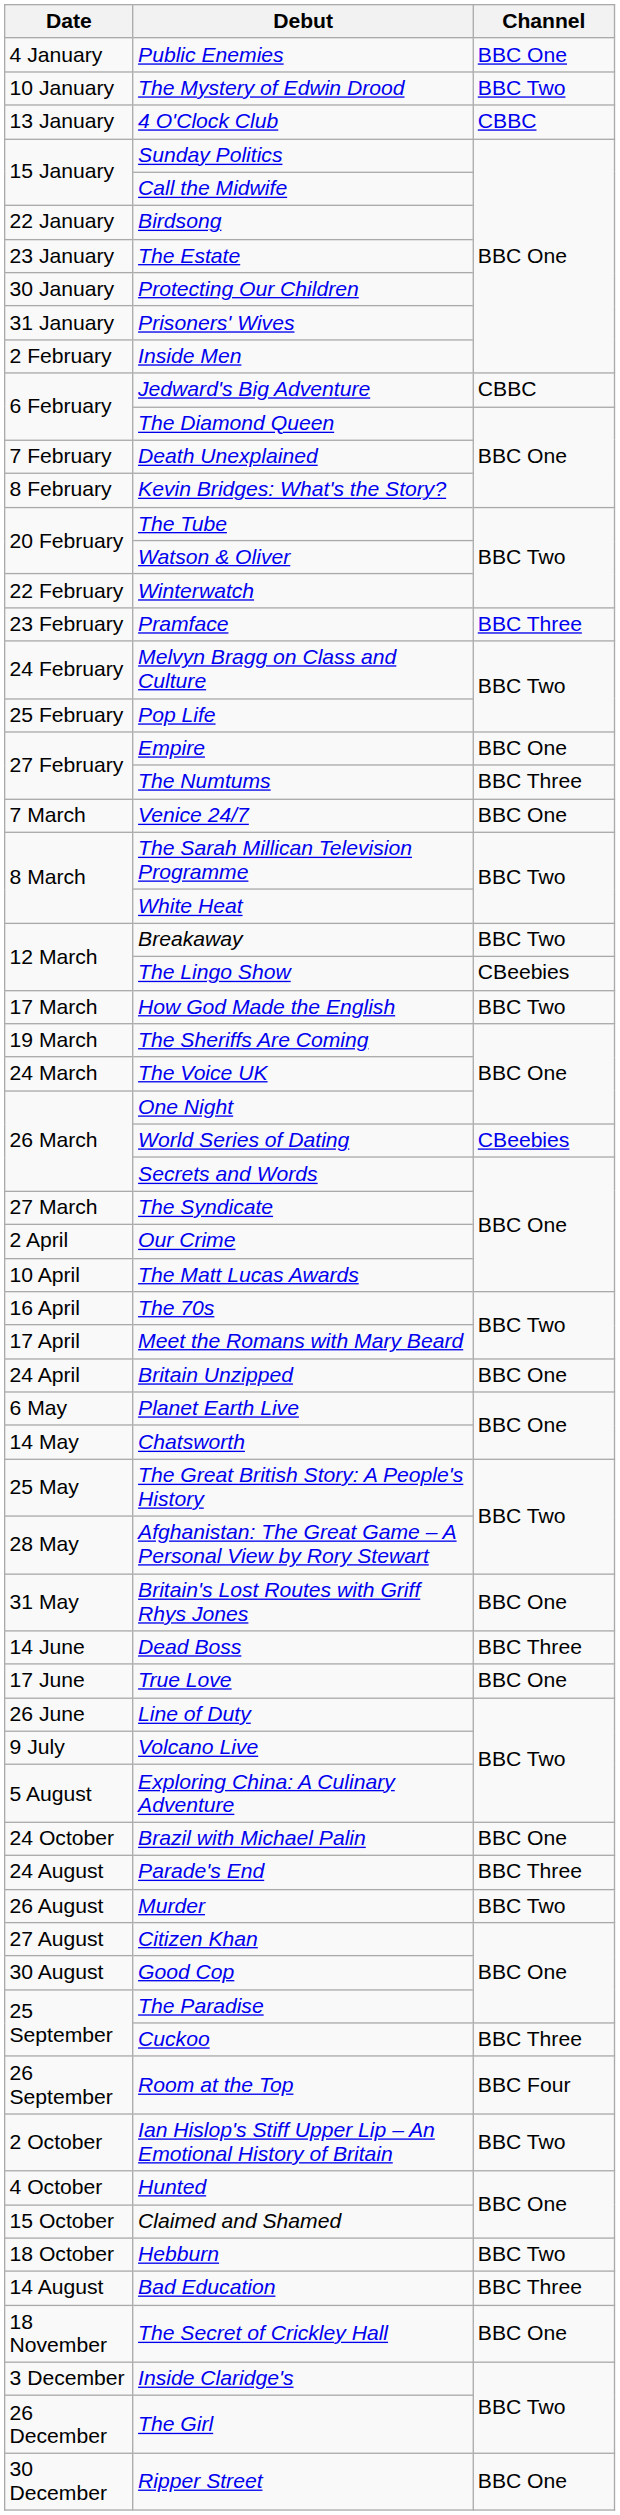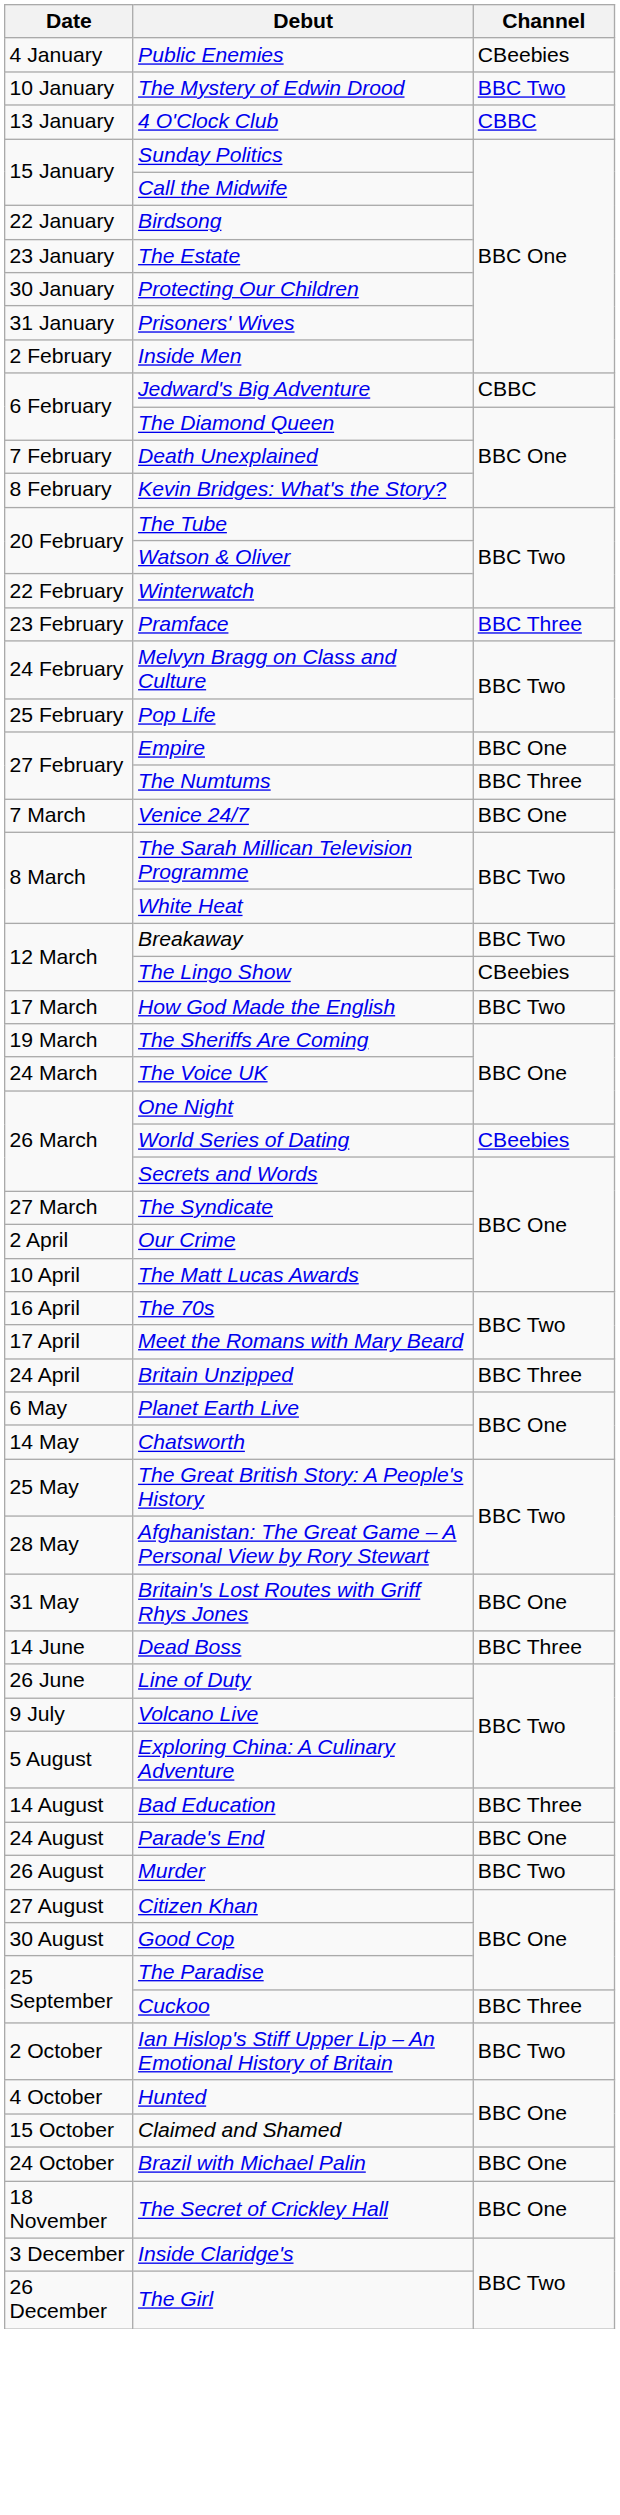(522, 54) BBC One -> (524, 54) CBeebies
(522, 1375) BBC One -> (530, 1375) BBC Three
- row: (185, 1680)
rows swapped: (207, 2288) <-> (252, 1838)
(530, 1872) BBC Three -> (522, 1838) BBC One
- row: (216, 2084)
- row: (179, 2254)
- row: (200, 2481)
